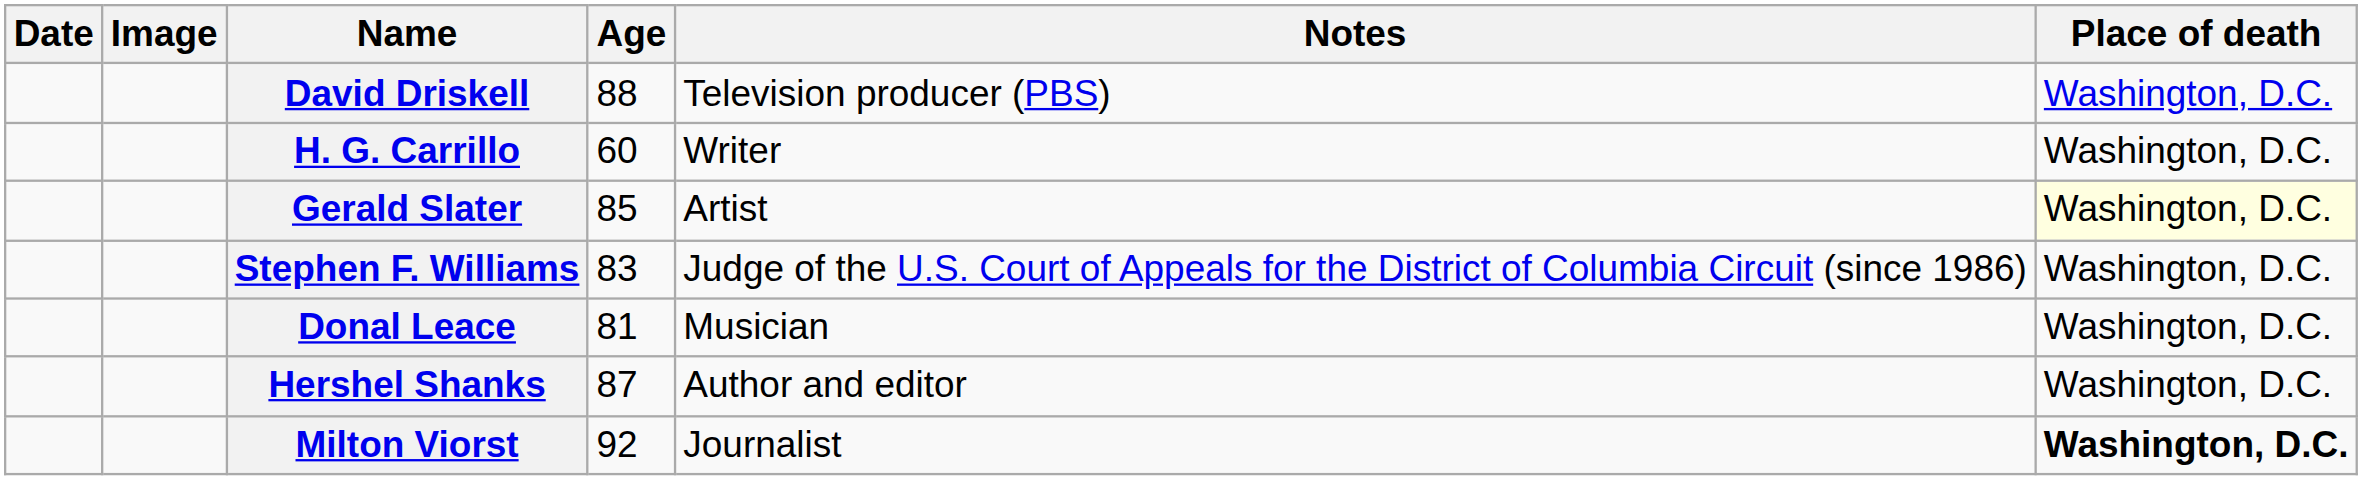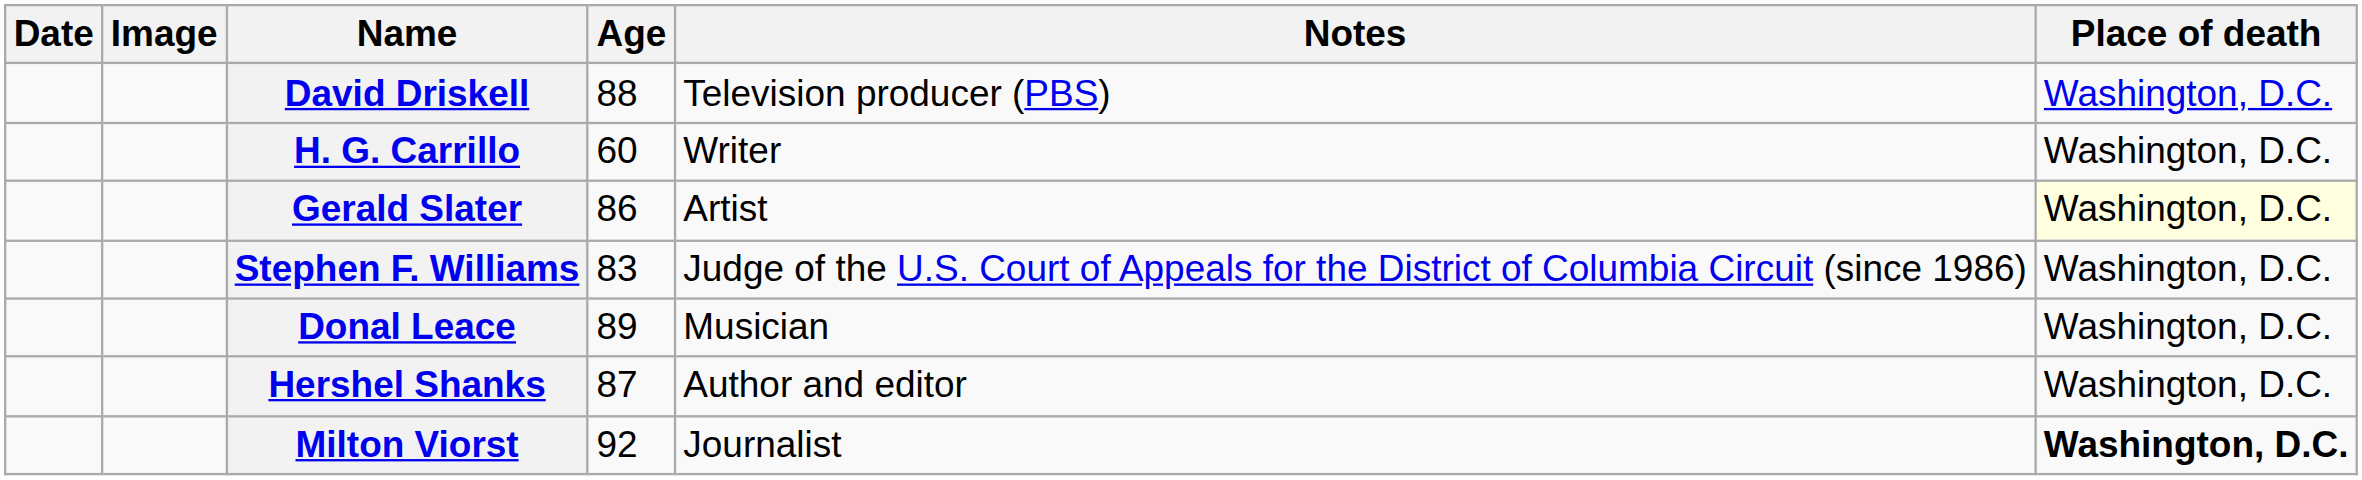(617, 209) 85 -> (617, 209) 86
(617, 326) 81 -> (617, 326) 89
